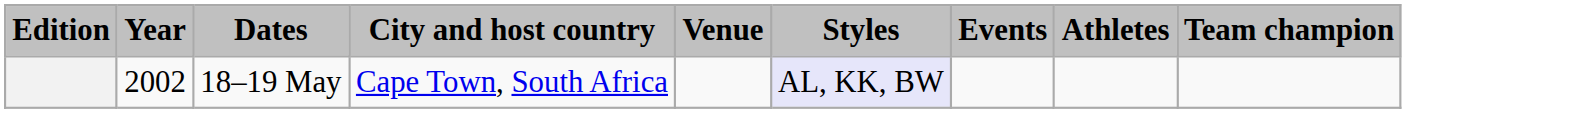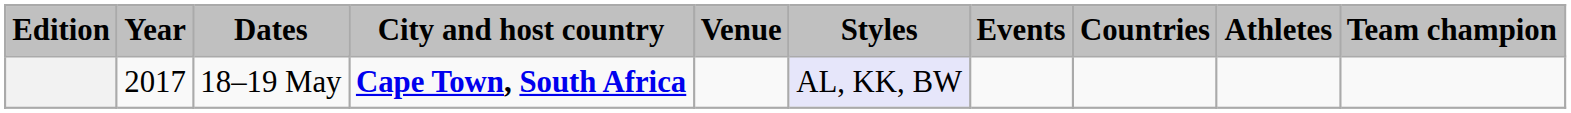+ column: (1145, 30)
(155, 81) 2002 -> (155, 81) 2017
(512, 81) normal -> (521, 81) bold
